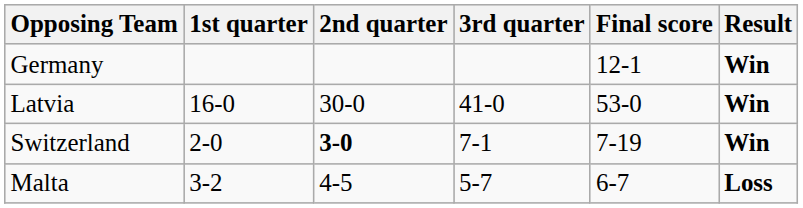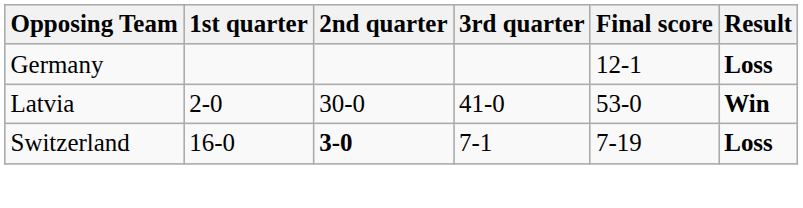(747, 63) Win -> (749, 63) Loss
(212, 103) 16-0 -> (206, 103) 2-0
(206, 143) 2-0 -> (212, 143) 16-0
(747, 143) Win -> (749, 143) Loss
- row: (40, 182)
